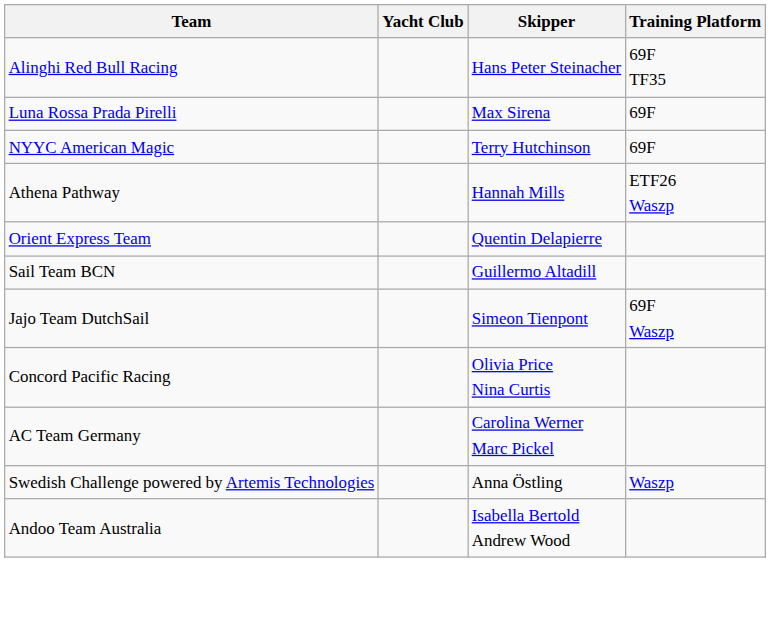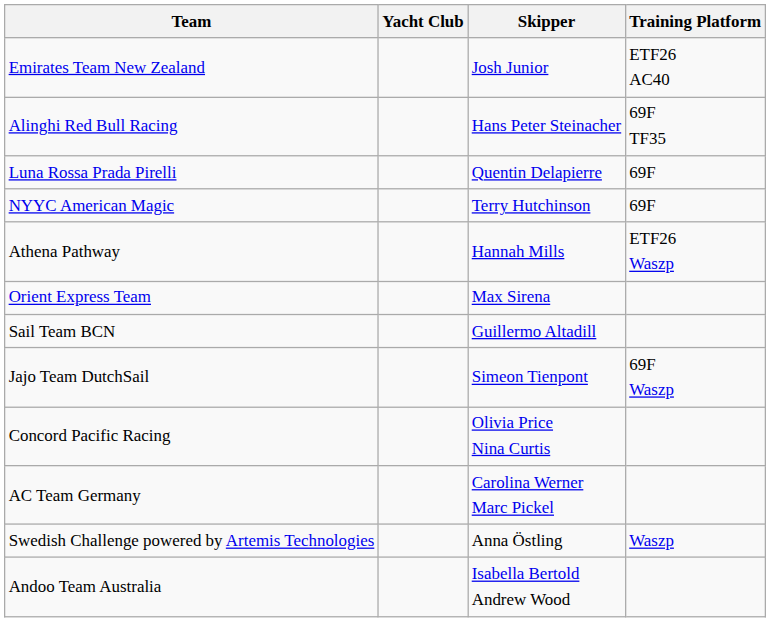+ row: (107, 67)
(511, 113) Max Sirena -> (537, 172) Quentin Delapierre
(537, 239) Quentin Delapierre -> (511, 298) Max Sirena
